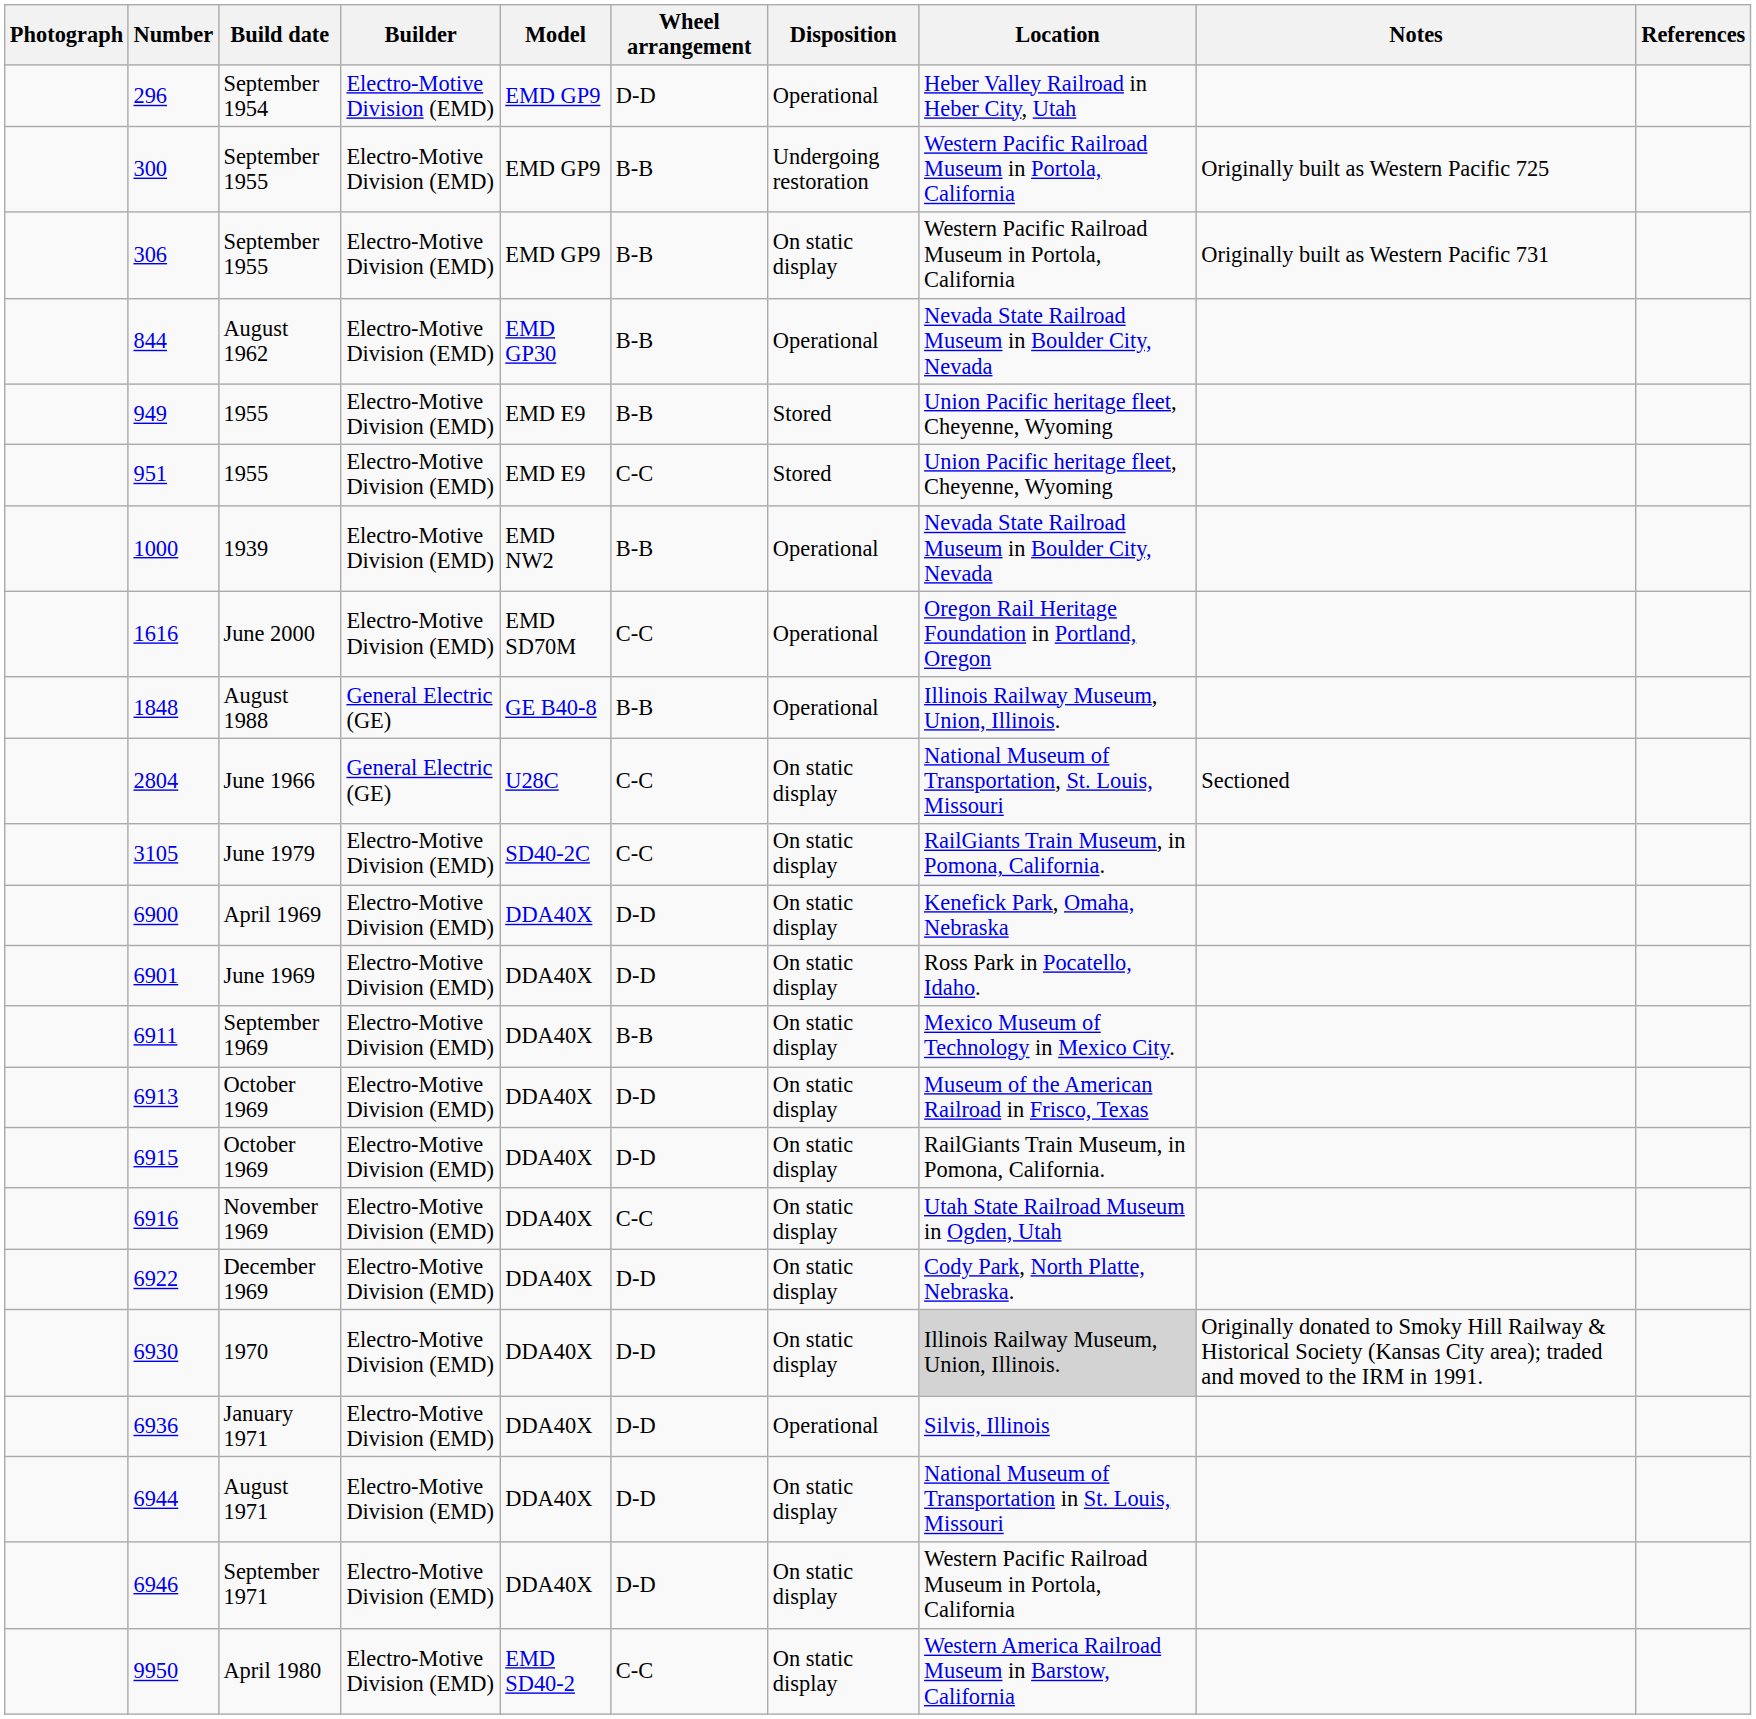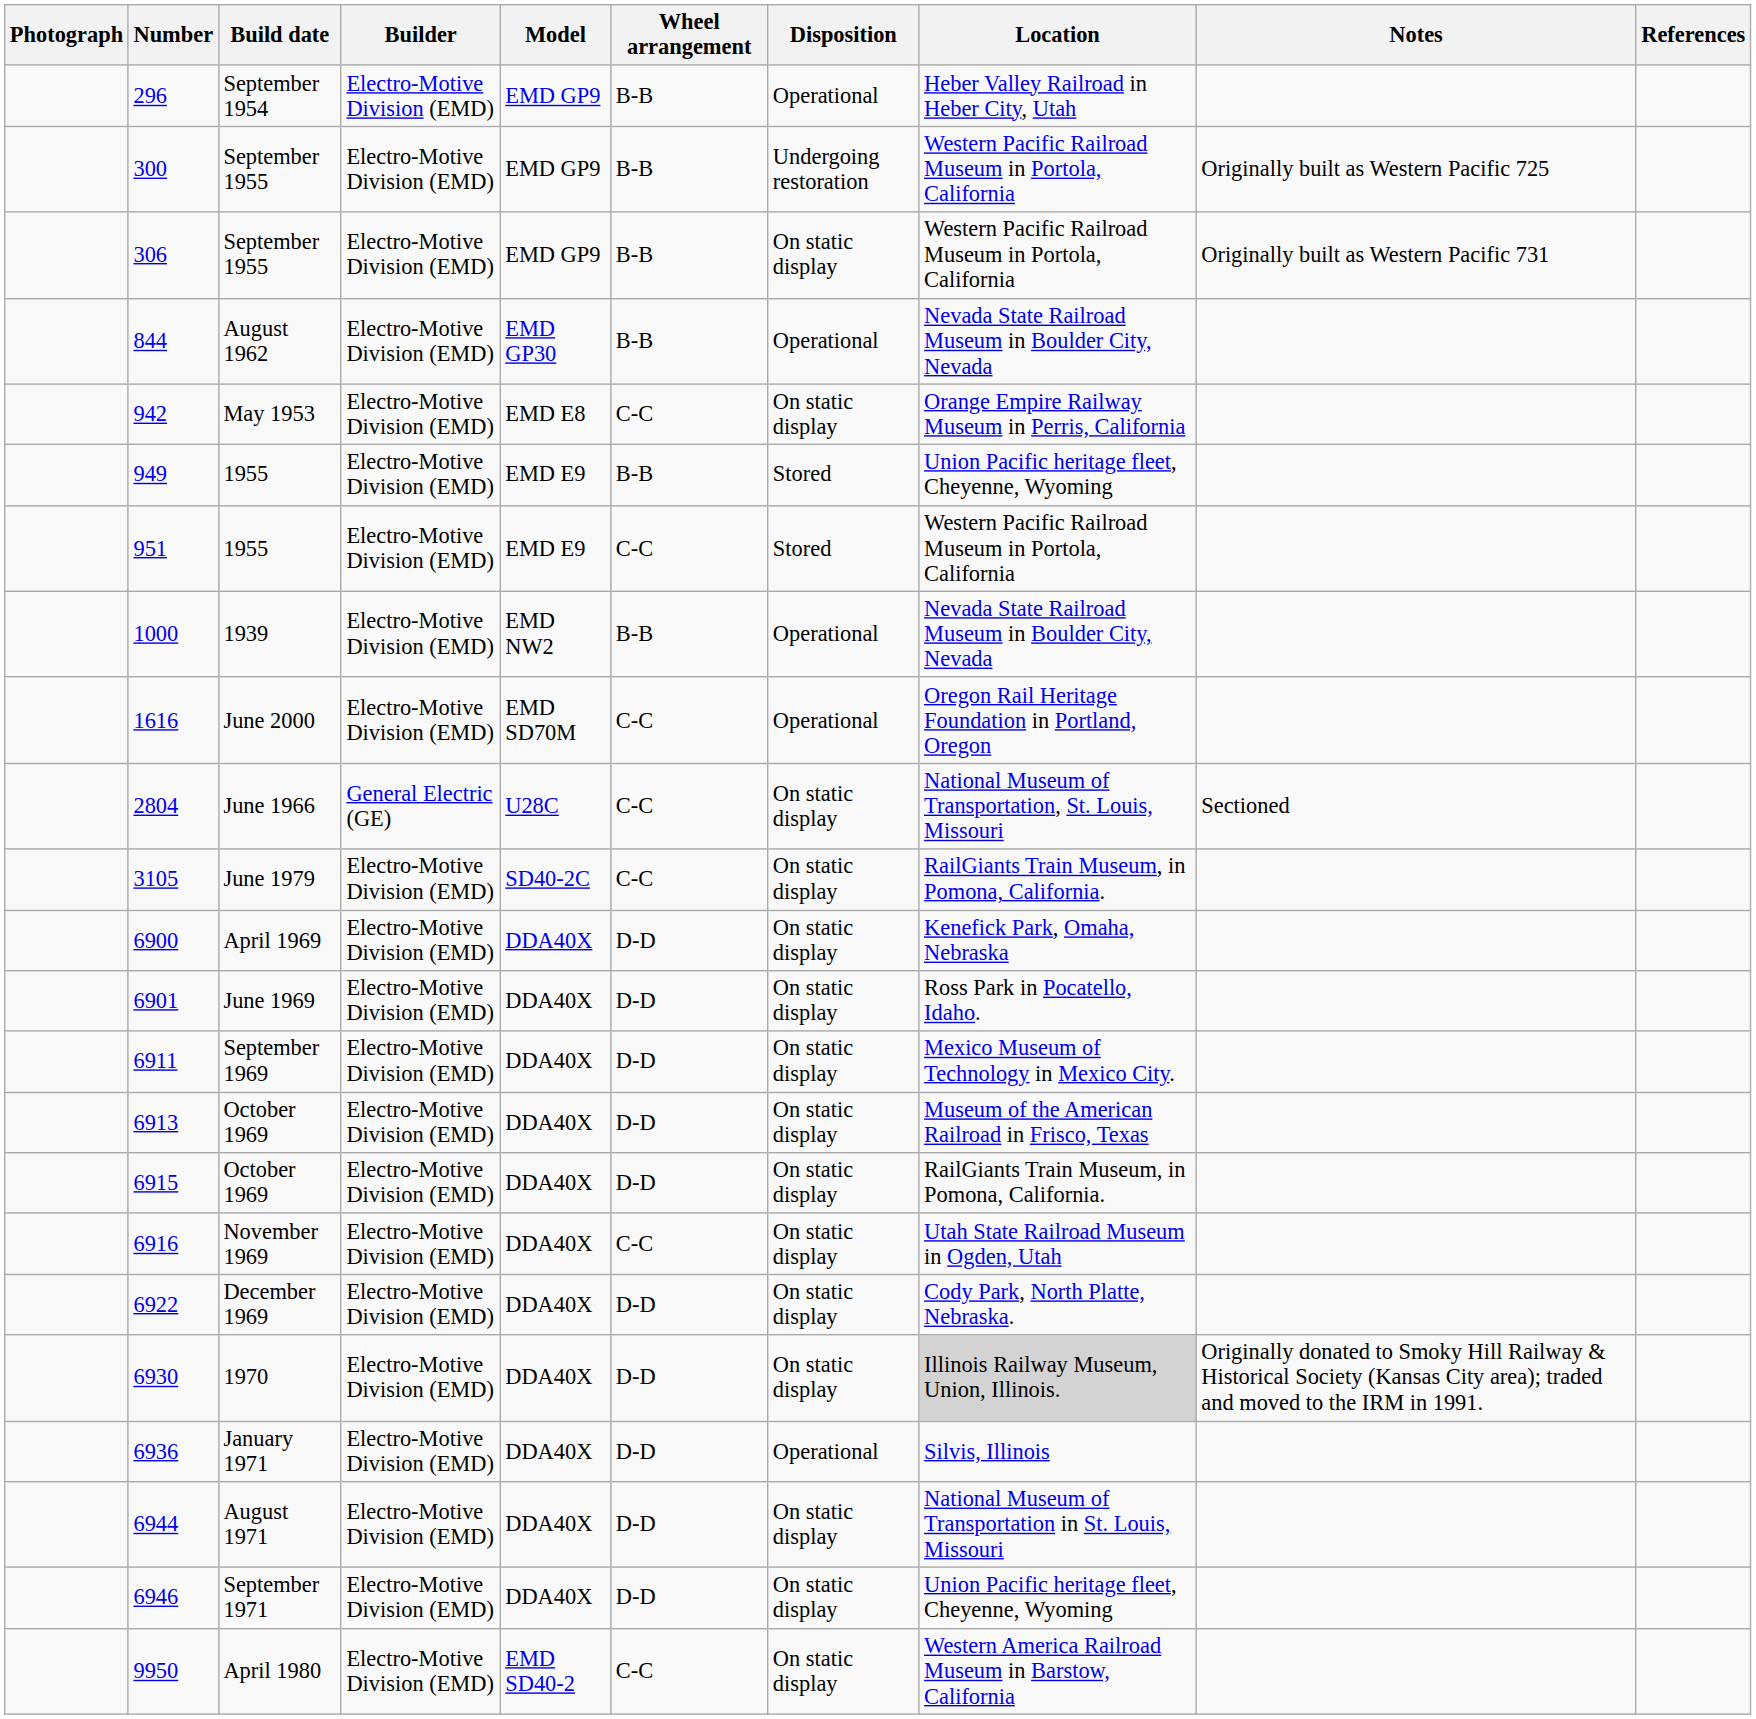(636, 95) D-D -> (634, 95) B-B
+ row: (150, 414)
(1050, 474) Union Pacific heritage fleet, Cheyenne, Wyoming -> (1036, 548) Western Pacific Railroad Museum in Portola, California
- row: (156, 707)
(634, 1036) B-B -> (636, 1061) D-D
(1036, 1585) Western Pacific Railroad Museum in Portola, California -> (1050, 1597) Union Pacific heritage fleet, Cheyenne, Wyoming
